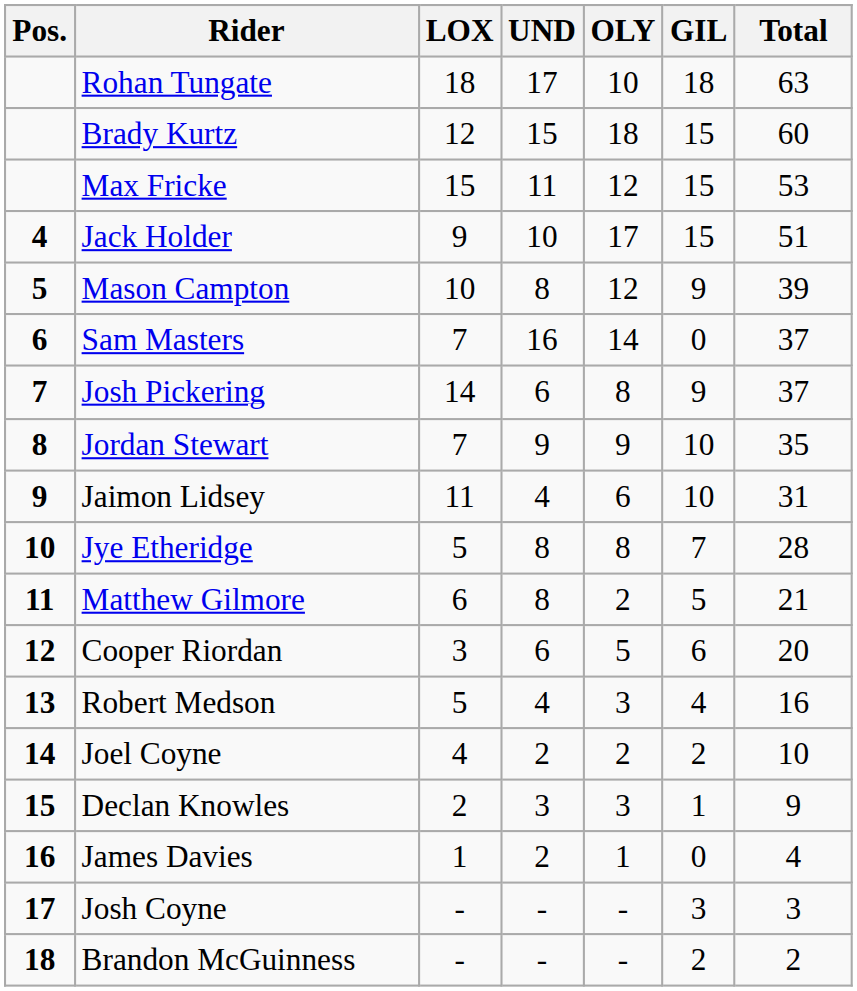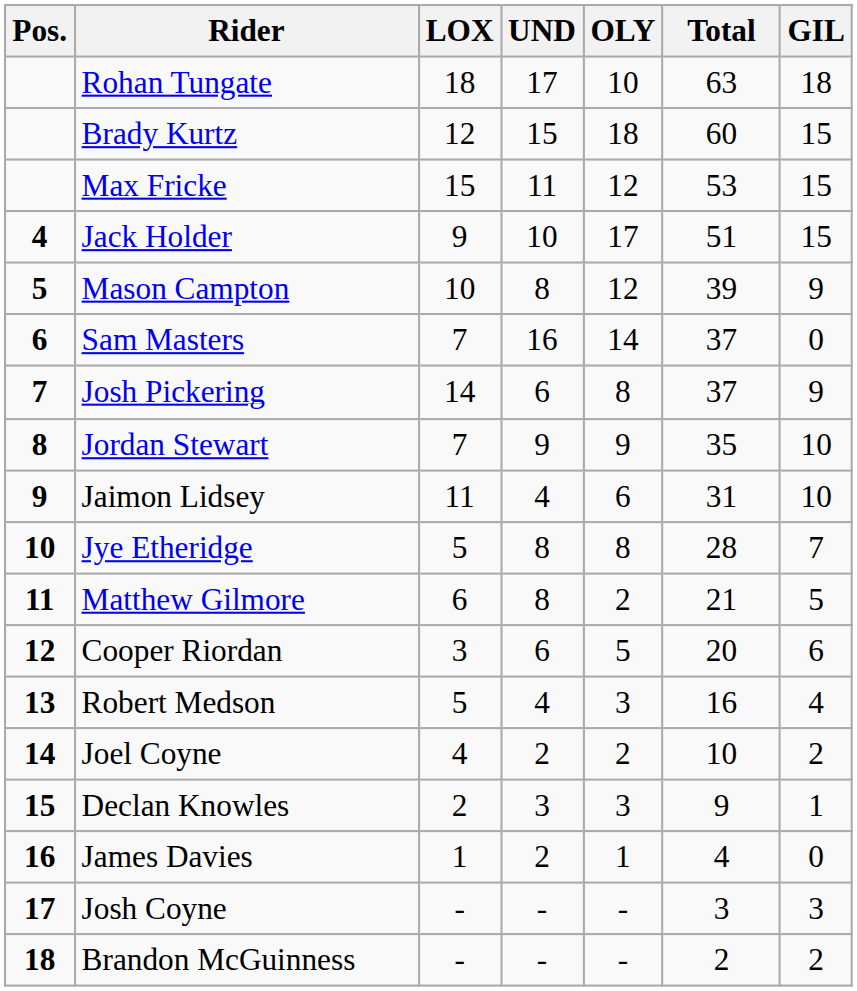columns swapped: (699, 30) <-> (793, 30)
